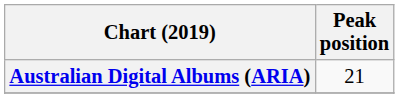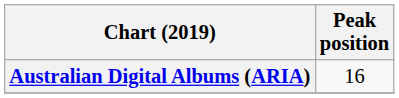(354, 76) 21 -> (354, 76) 16
